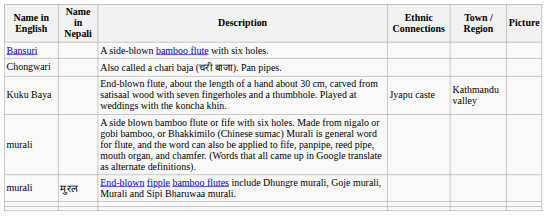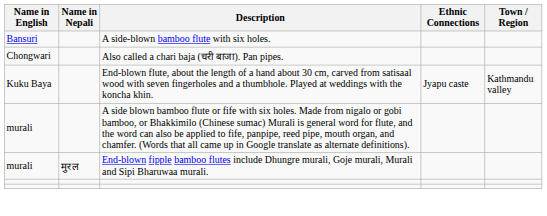- column: (524, 23)
